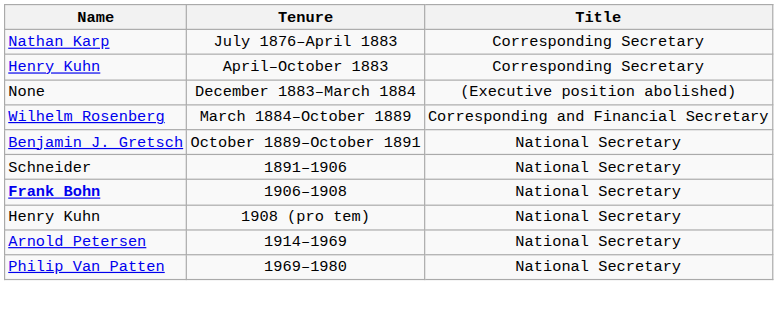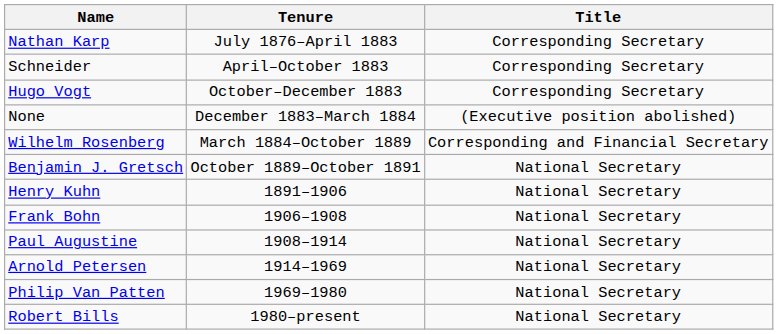(54, 67) Henry Kuhn -> (50, 67) Schneider
+ row: (306, 92)
(50, 167) Schneider -> (54, 192) Henry Kuhn
(54, 192) bold -> (54, 217) normal
- row: (306, 217)
+ row: (306, 242)
+ row: (306, 317)
